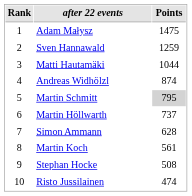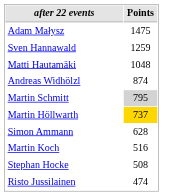- column: (19, 13)
(169, 64) 1044 -> (141, 64) 1048
(169, 115) no background -> (141, 115) gold background
(169, 148) 561 -> (141, 148) 516
